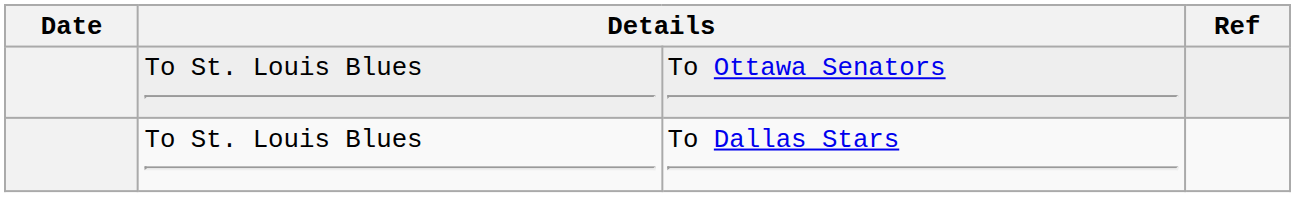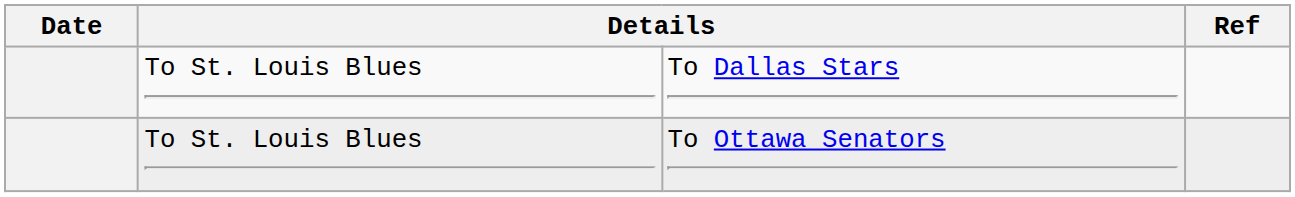rows swapped: (923, 148) <-> (923, 76)
